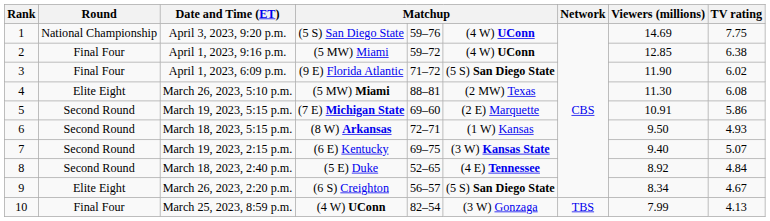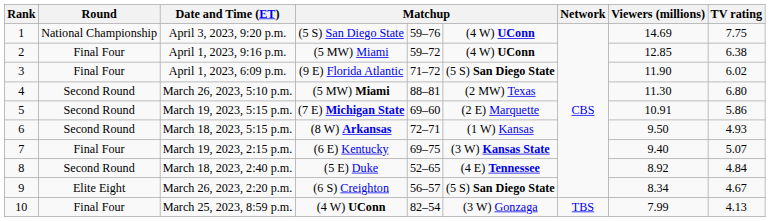(99, 91) Elite Eight -> (99, 91) Second Round
(736, 91) 6.08 -> (736, 91) 6.80
(99, 149) Second Round -> (99, 149) Final Four
